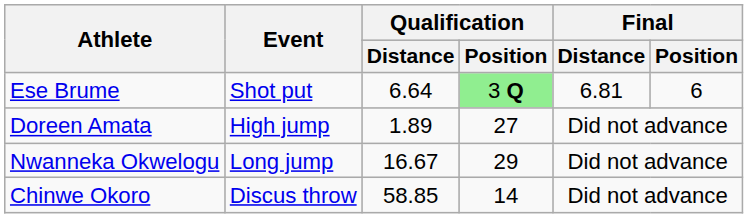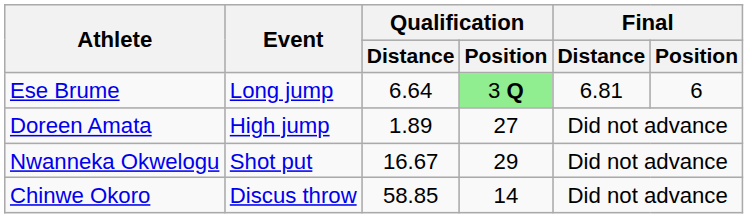(271, 91) Shot put -> (282, 91) Long jump
(282, 161) Long jump -> (271, 161) Shot put
